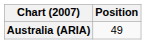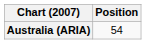(117, 30) 49 -> (117, 30) 54
